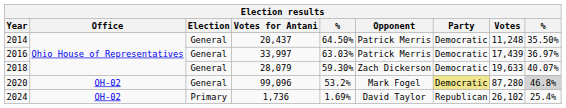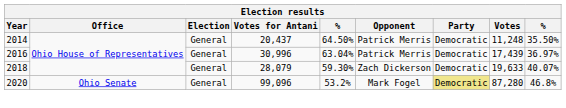(276, 54) 33,997 -> (276, 54) 30,996
(338, 54) 63.03% -> (338, 54) 63.04%
(108, 82) OH-02 -> (108, 82) Ohio Senate
(543, 82) lightgrey background -> (543, 82) no background
- row: (17, 97)
